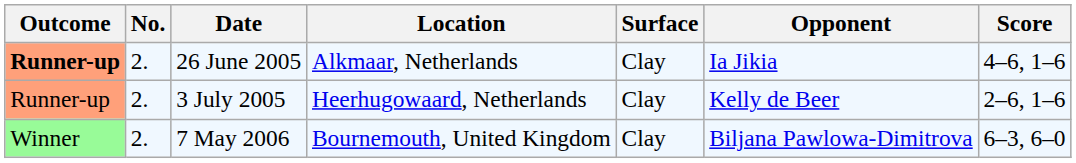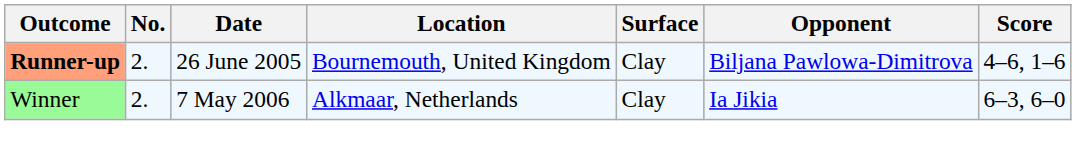(415, 61) Alkmaar, Netherlands -> (461, 61) Bournemouth, United Kingdom
(743, 61) Ia Jikia -> (841, 61) Biljana Pawlowa-Dimitrova
- row: (231, 99)
(461, 137) Bournemouth, United Kingdom -> (415, 99) Alkmaar, Netherlands
(841, 137) Biljana Pawlowa-Dimitrova -> (743, 99) Ia Jikia
